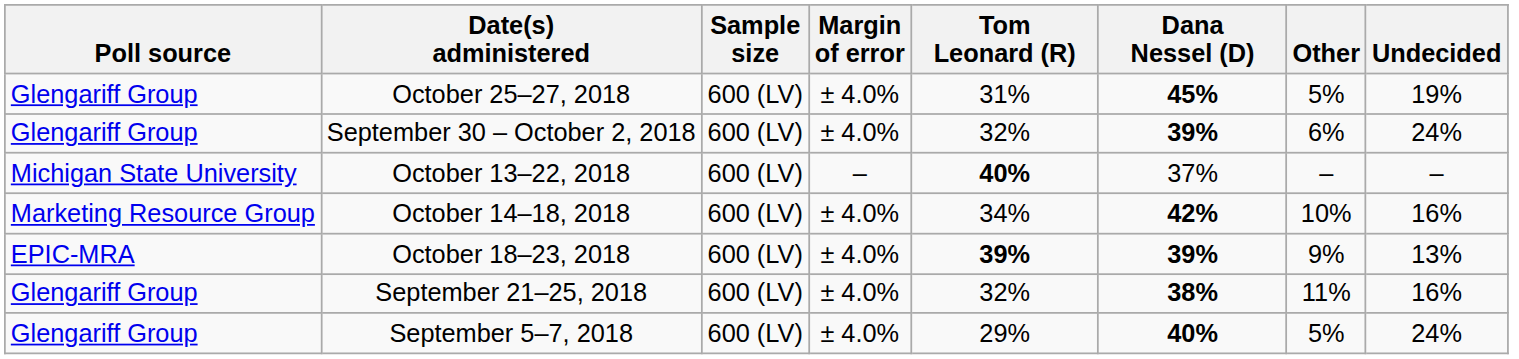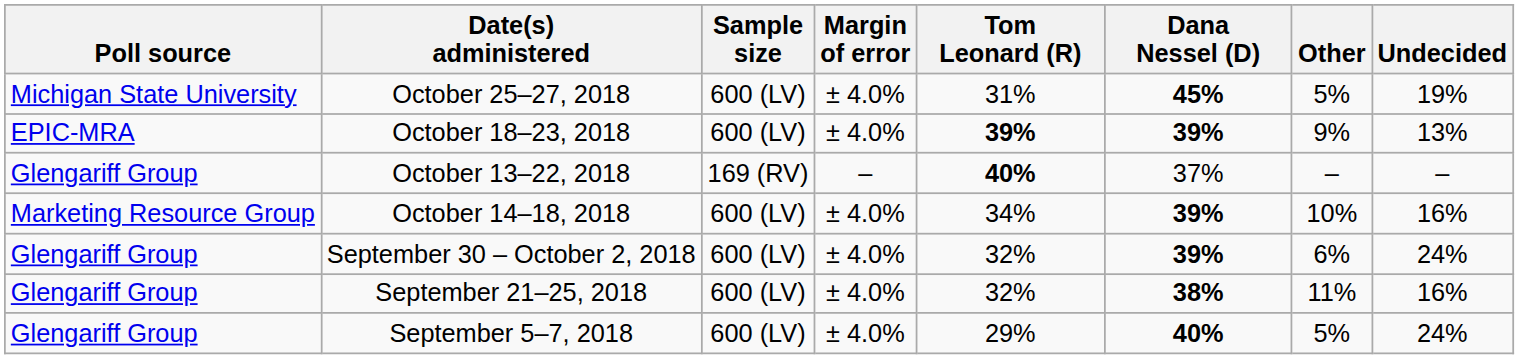(104, 93) Glengariff Group -> (154, 93) Michigan State University
rows swapped: (511, 254) <-> (511, 134)
(154, 174) Michigan State University -> (104, 174) Glengariff Group
(755, 174) 600 (LV) -> (758, 174) 169 (RV)
(1193, 214) 42% -> (1198, 214) 39%
